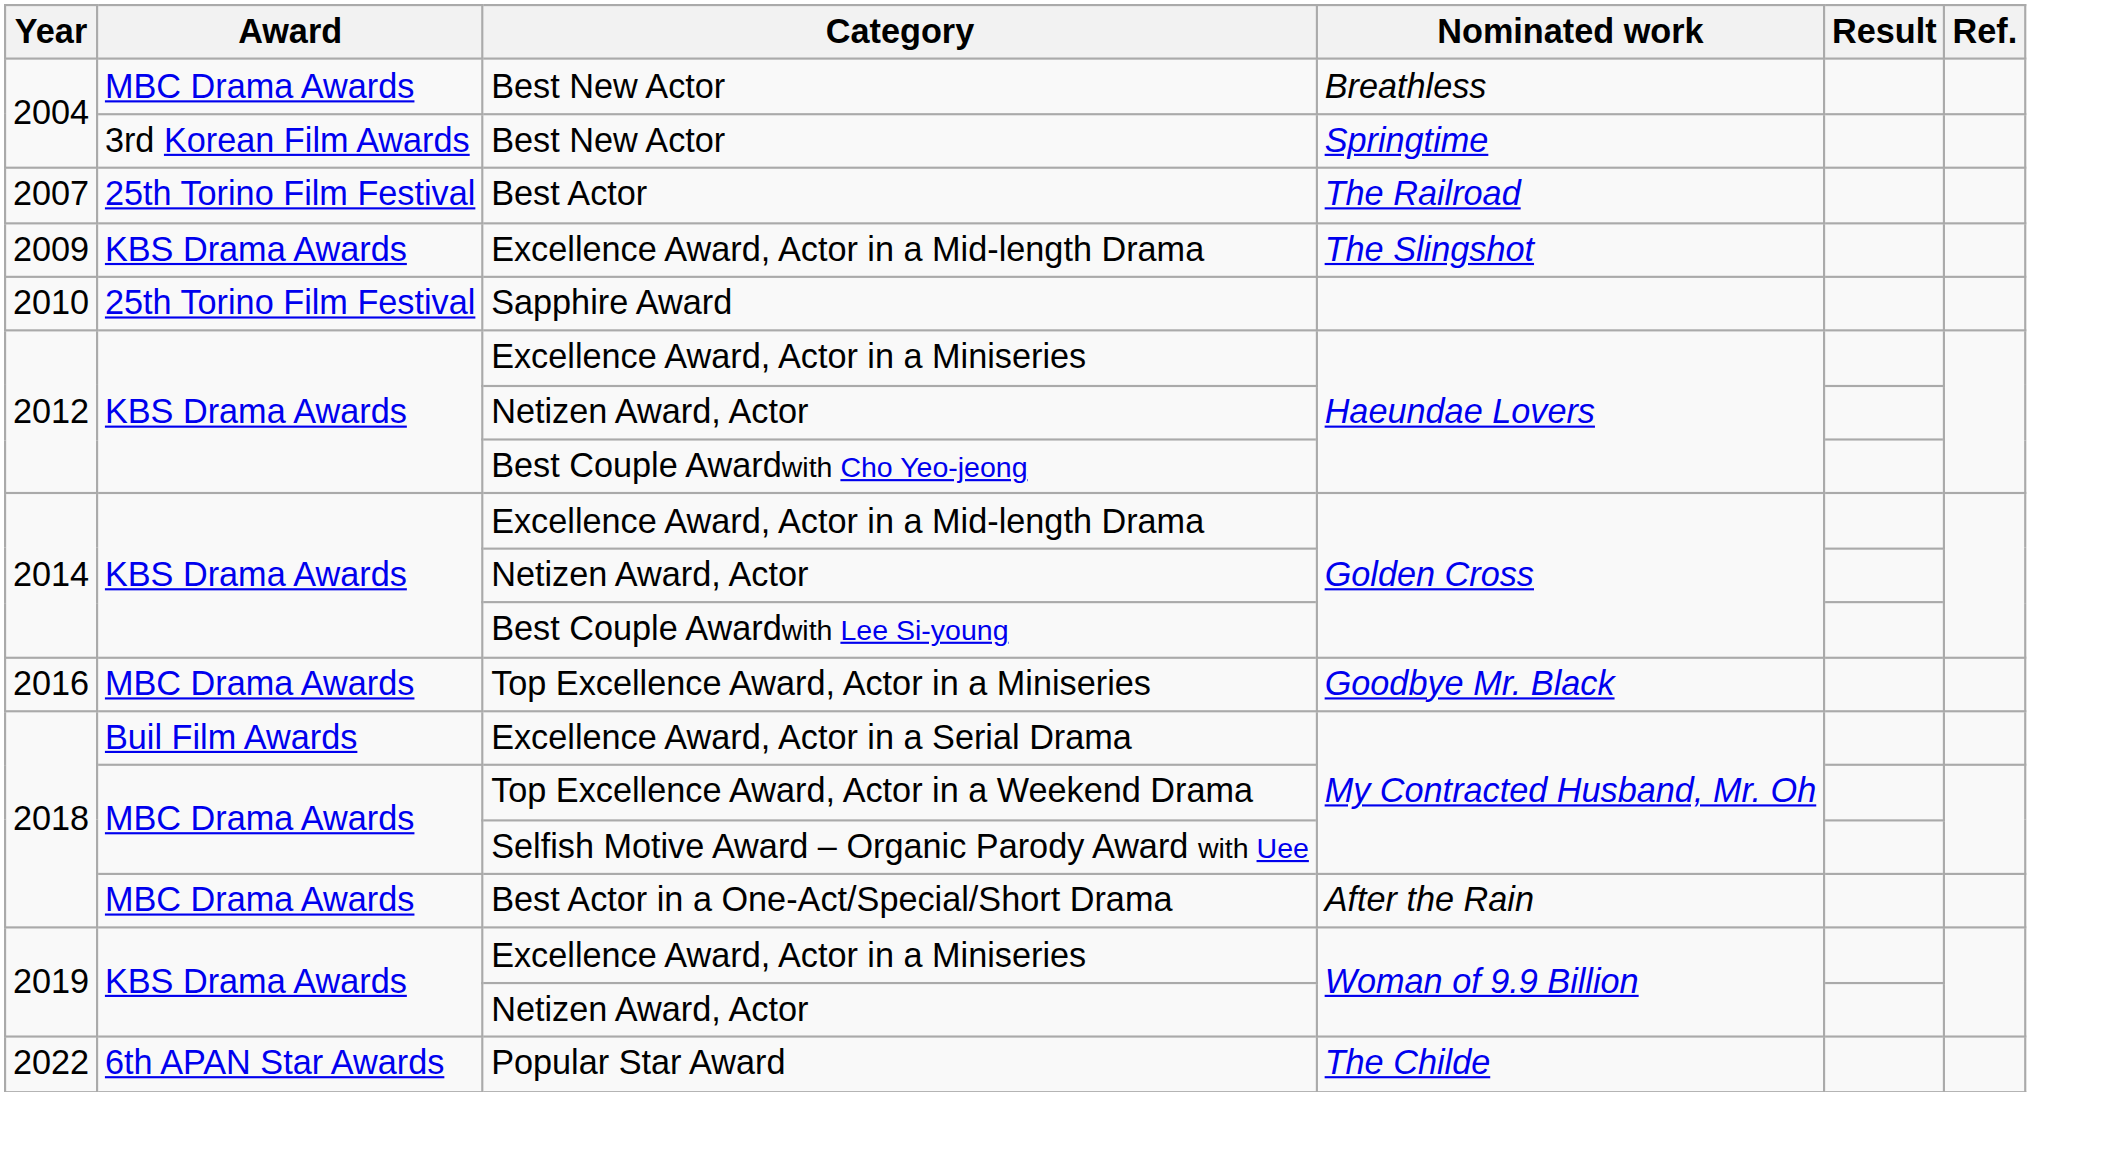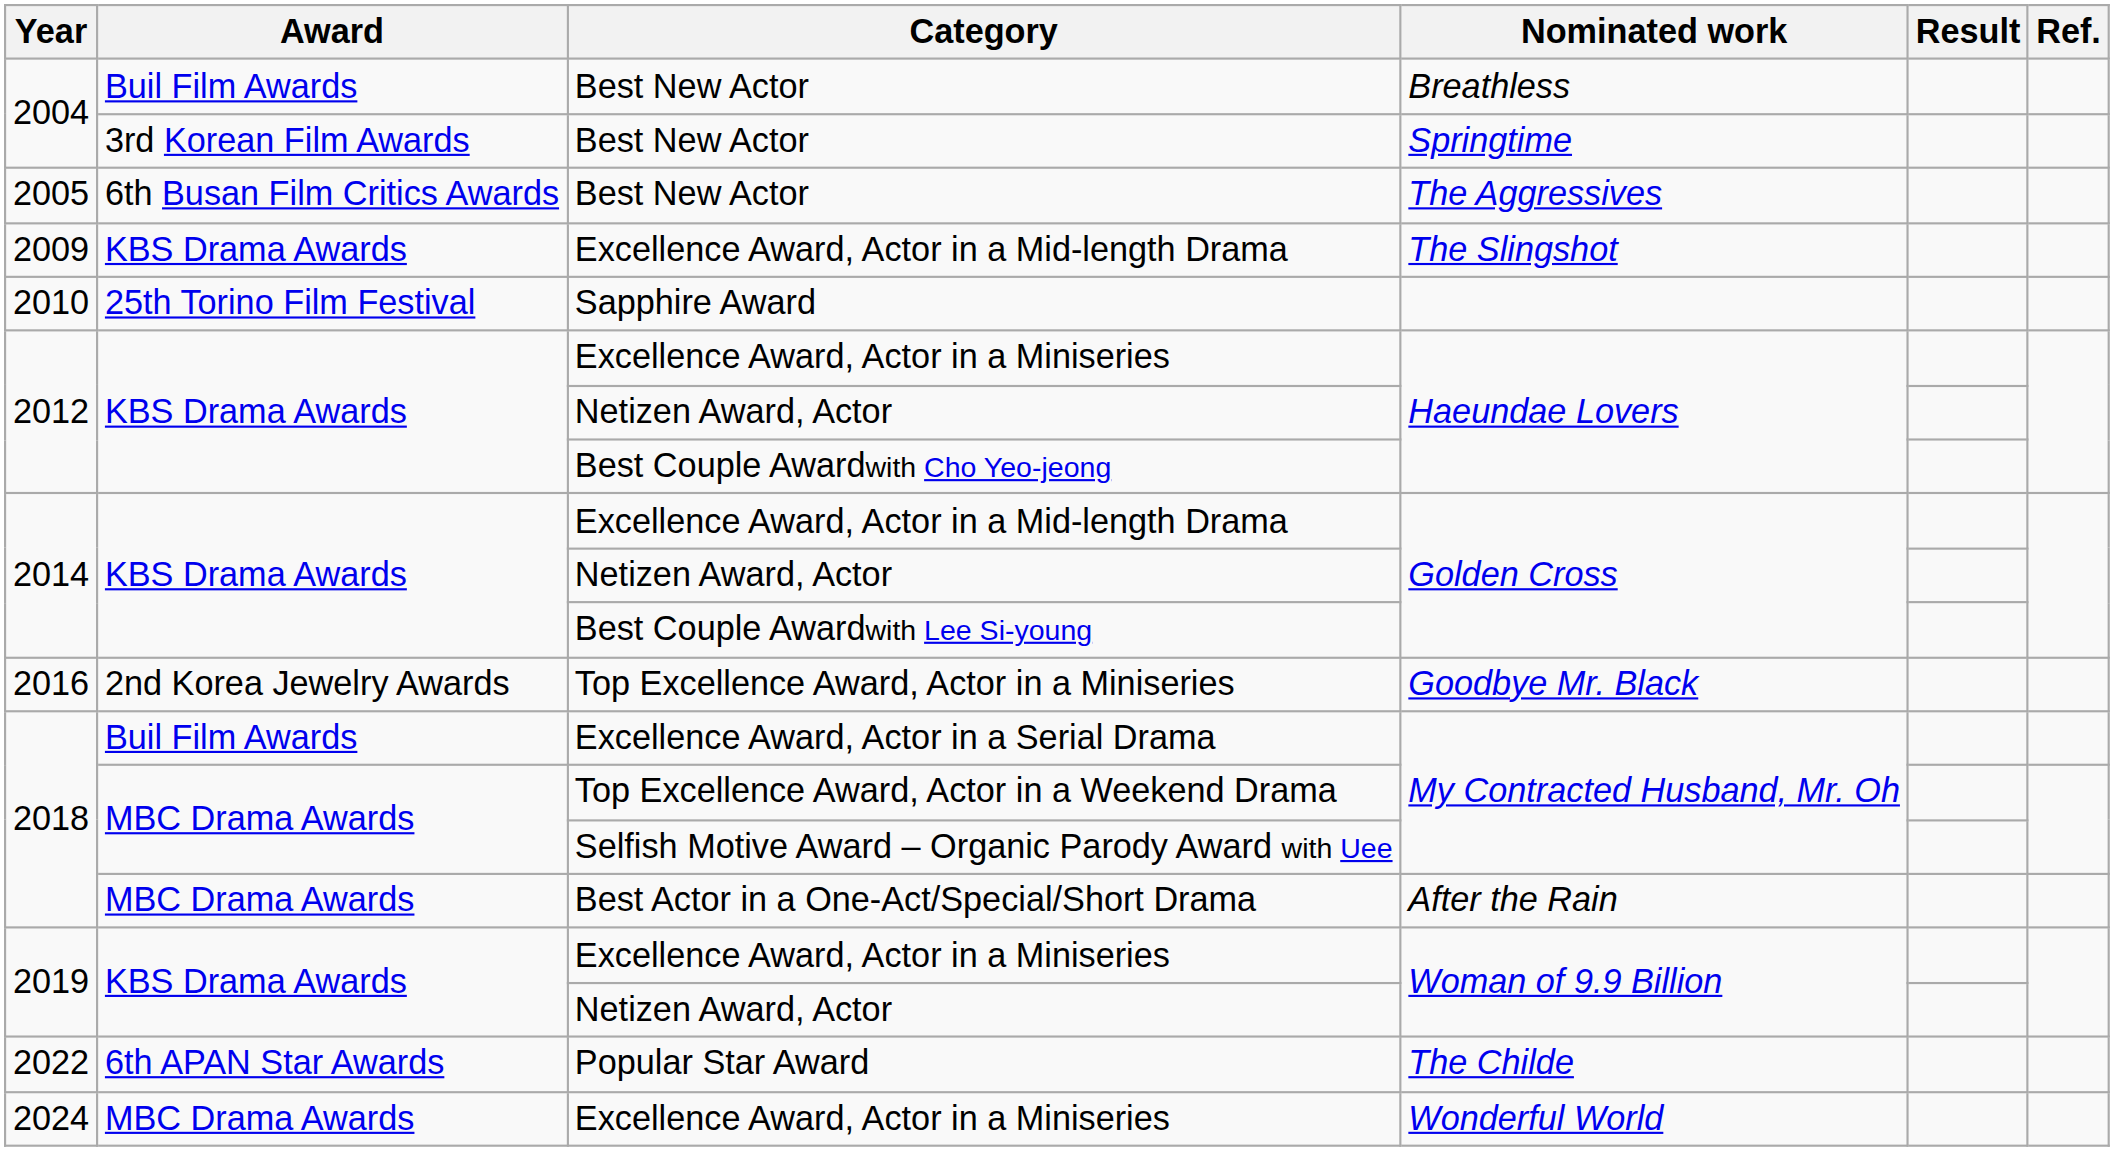(260, 85) MBC Drama Awards -> (231, 85) Buil Film Awards
+ row: (692, 194)
- row: (569, 194)
(260, 683) MBC Drama Awards -> (307, 683) 2nd Korea Jewelry Awards
+ row: (872, 1117)
